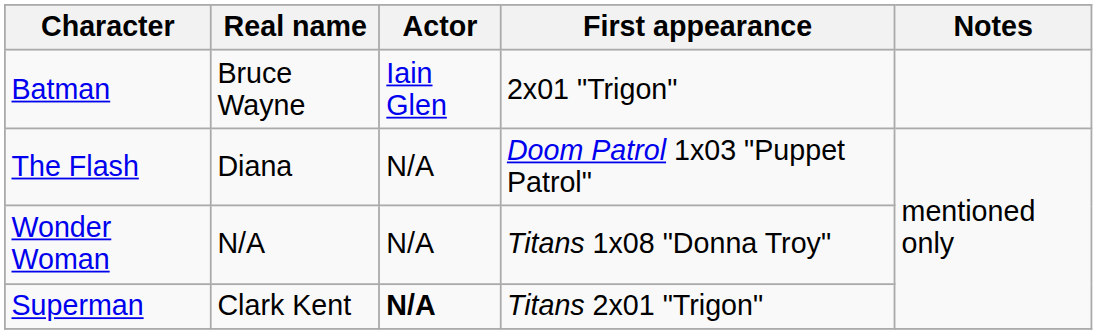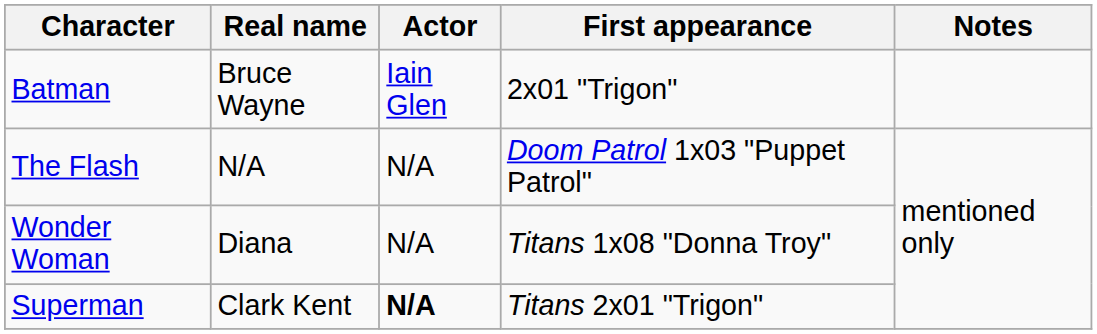(255, 166) Diana -> (241, 166) N/A
(241, 244) N/A -> (255, 244) Diana
